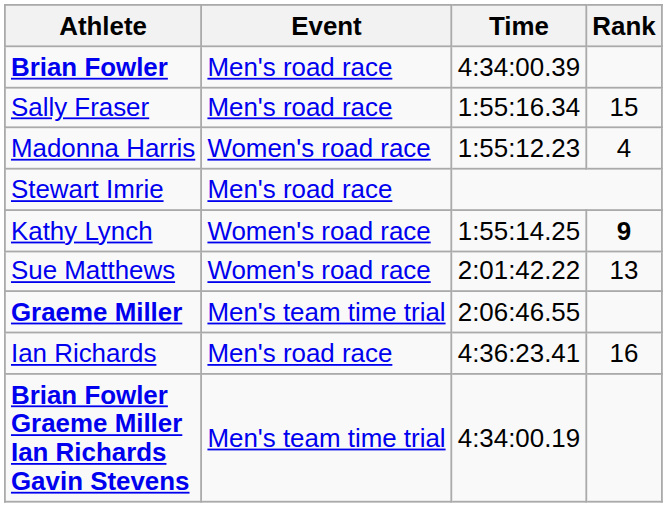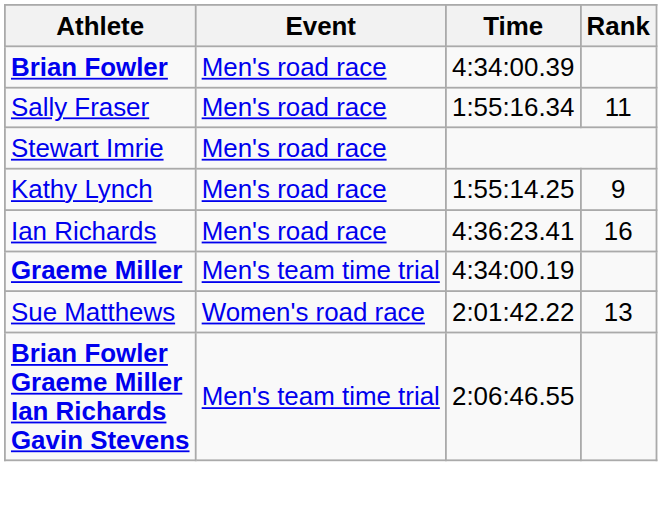(624, 108) 15 -> (618, 108) 11
- row: (103, 149)
(319, 231) Women's road race -> (294, 190) Men's road race
(624, 231) bold -> (618, 190) normal
rows swapped: (93, 271) <-> (84, 353)
(519, 312) 2:06:46.55 -> (513, 271) 4:34:00.19
(519, 438) 4:34:00.19 -> (513, 397) 2:06:46.55
